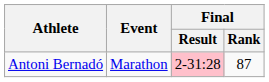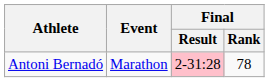(244, 64) 87 -> (244, 64) 78
